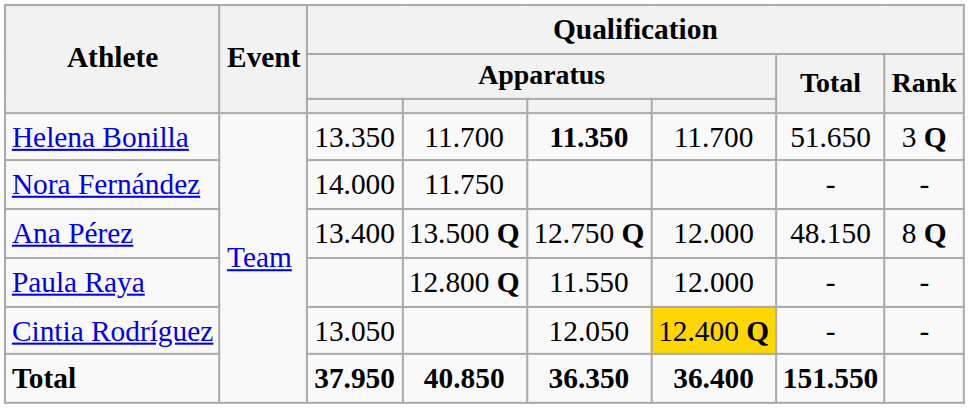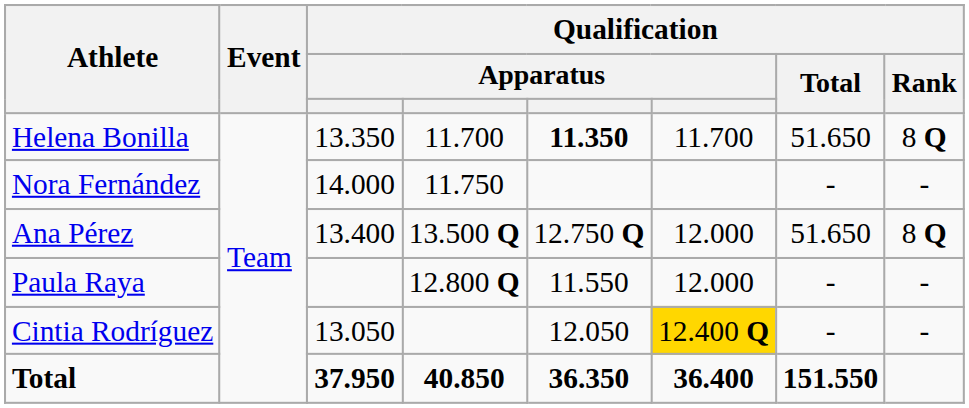(924, 136) 3 Q -> (924, 136) 8 Q
(831, 233) 48.150 -> (831, 233) 51.650
